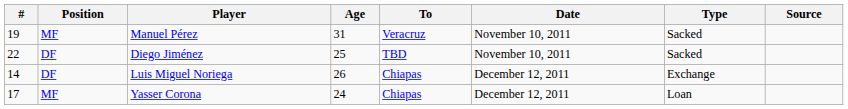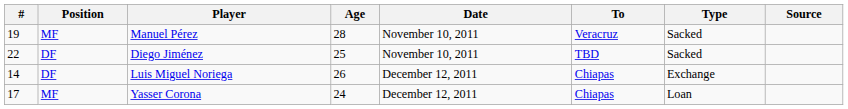columns swapped: (425, 14) <-> (568, 14)
(339, 34) 31 -> (339, 34) 28
